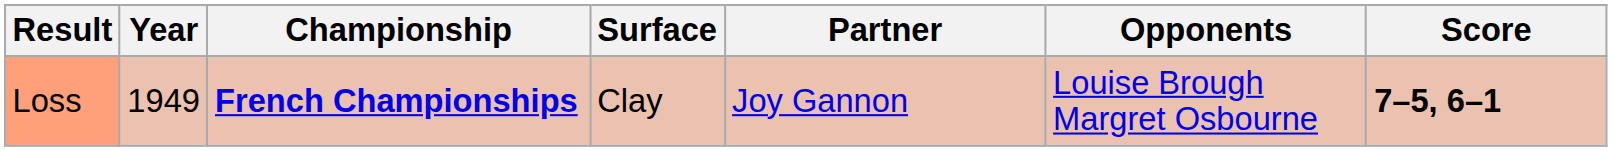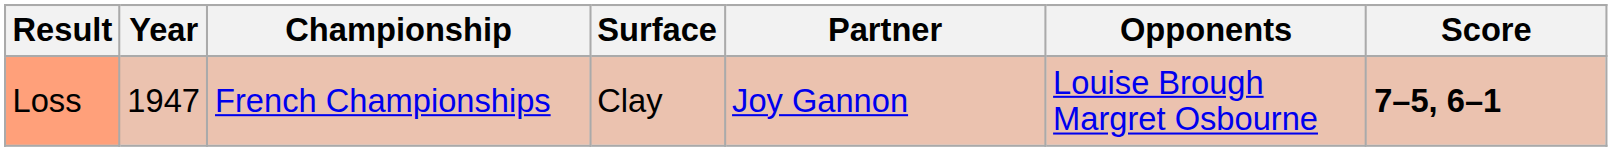(164, 100) 1949 -> (164, 100) 1947
(396, 100) bold -> (383, 100) normal
